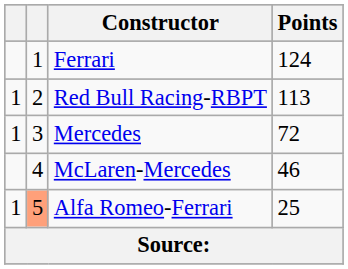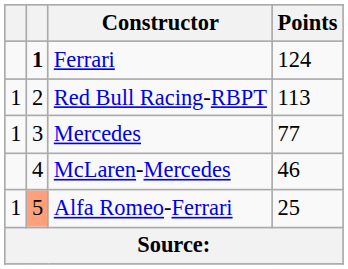(38, 59) normal -> (38, 59) bold
(289, 133) 72 -> (289, 133) 77
